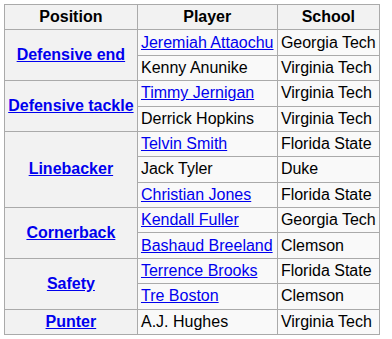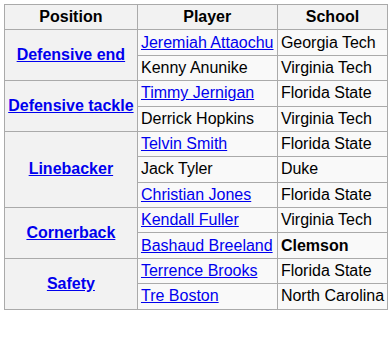(326, 93) Virginia Tech -> (326, 93) Florida State
(328, 220) Georgia Tech -> (326, 220) Virginia Tech
(312, 245) normal -> (315, 245) bold
(312, 296) Clemson -> (332, 296) North Carolina
- row: (185, 321)
